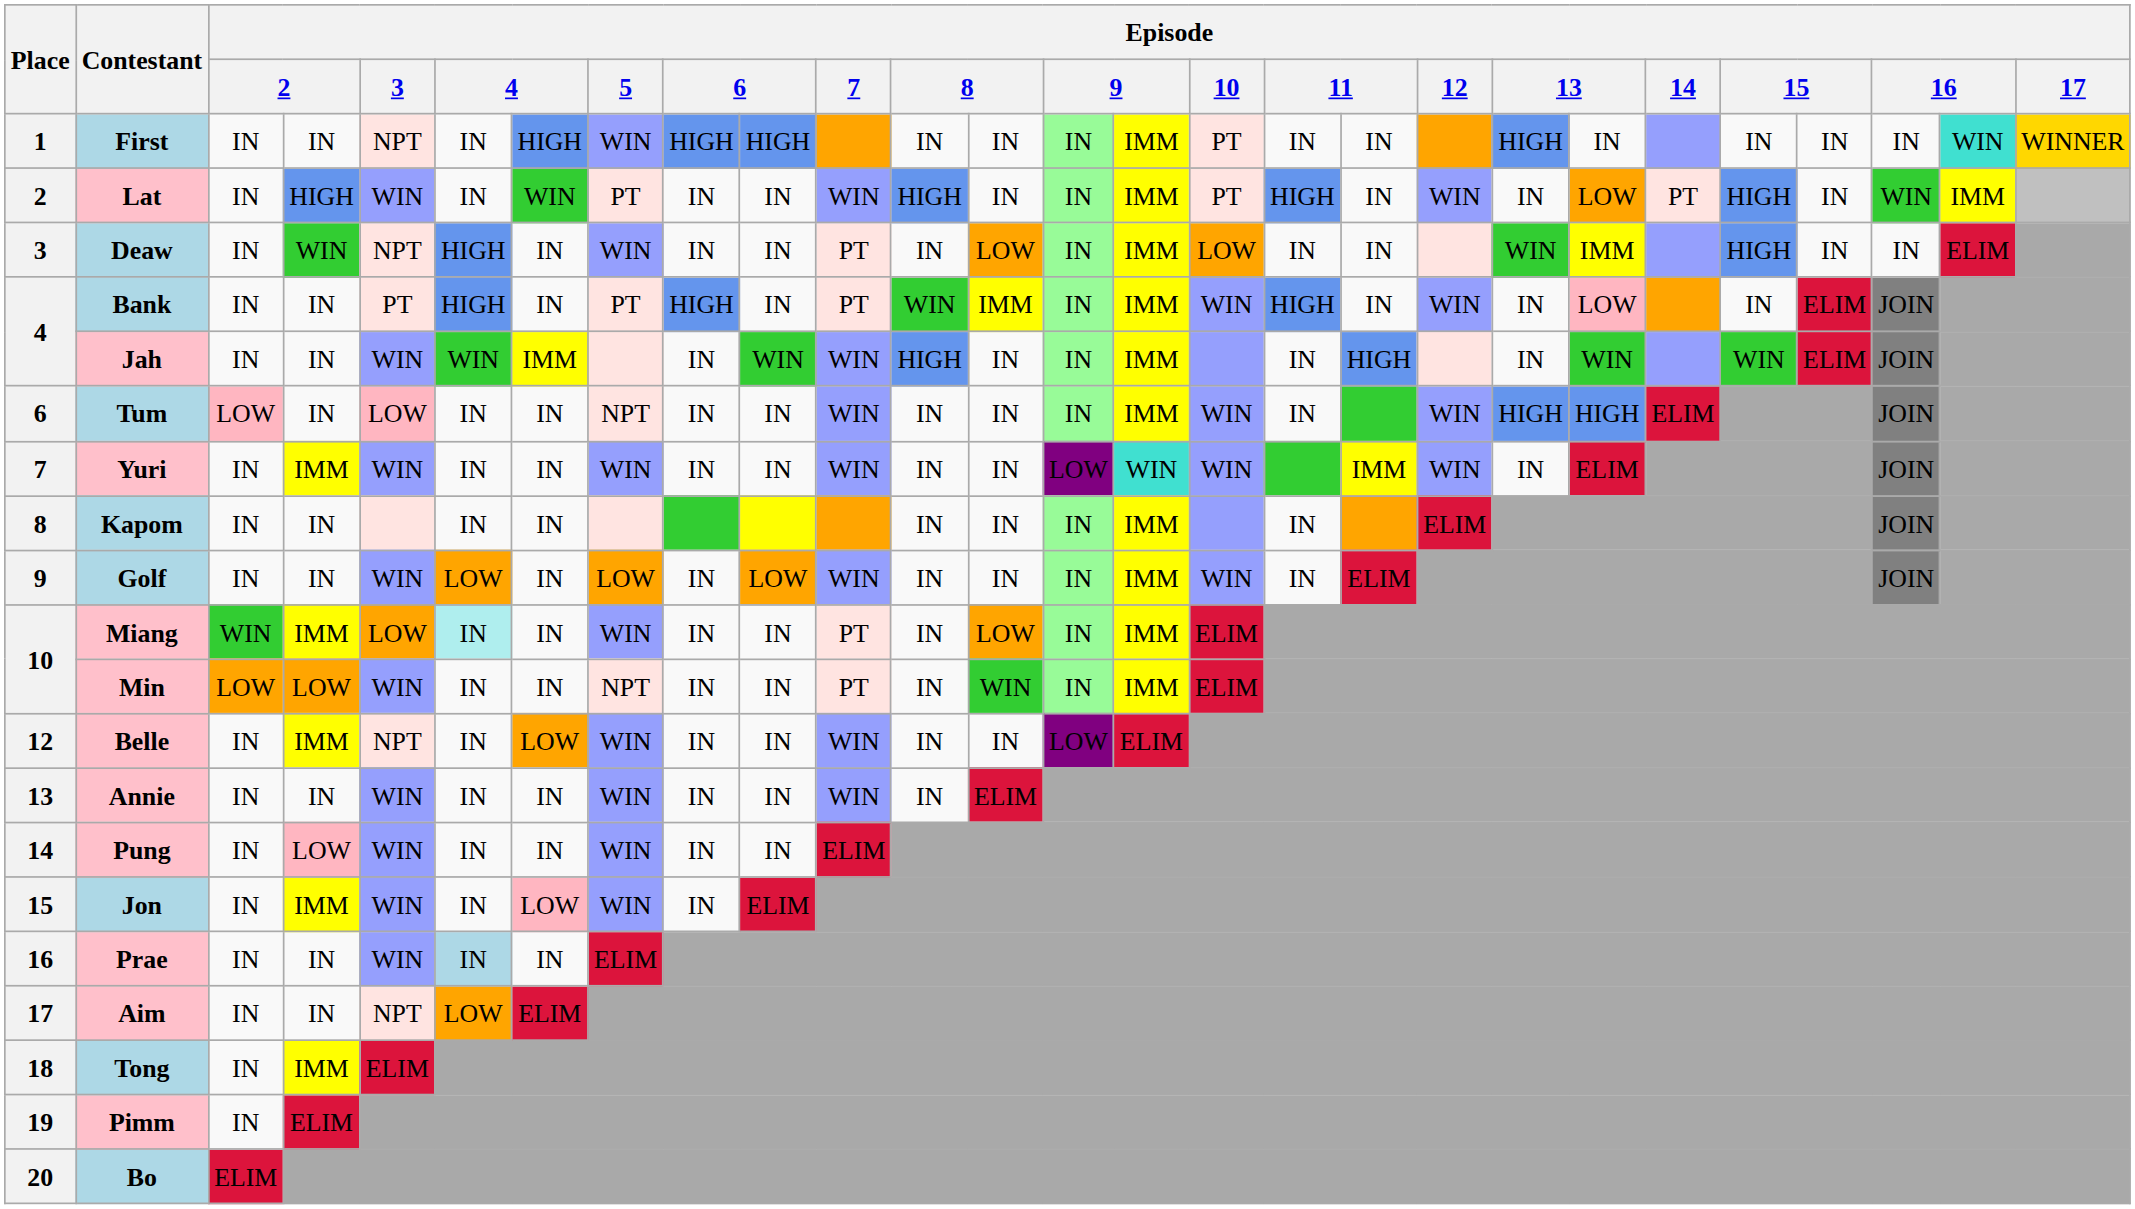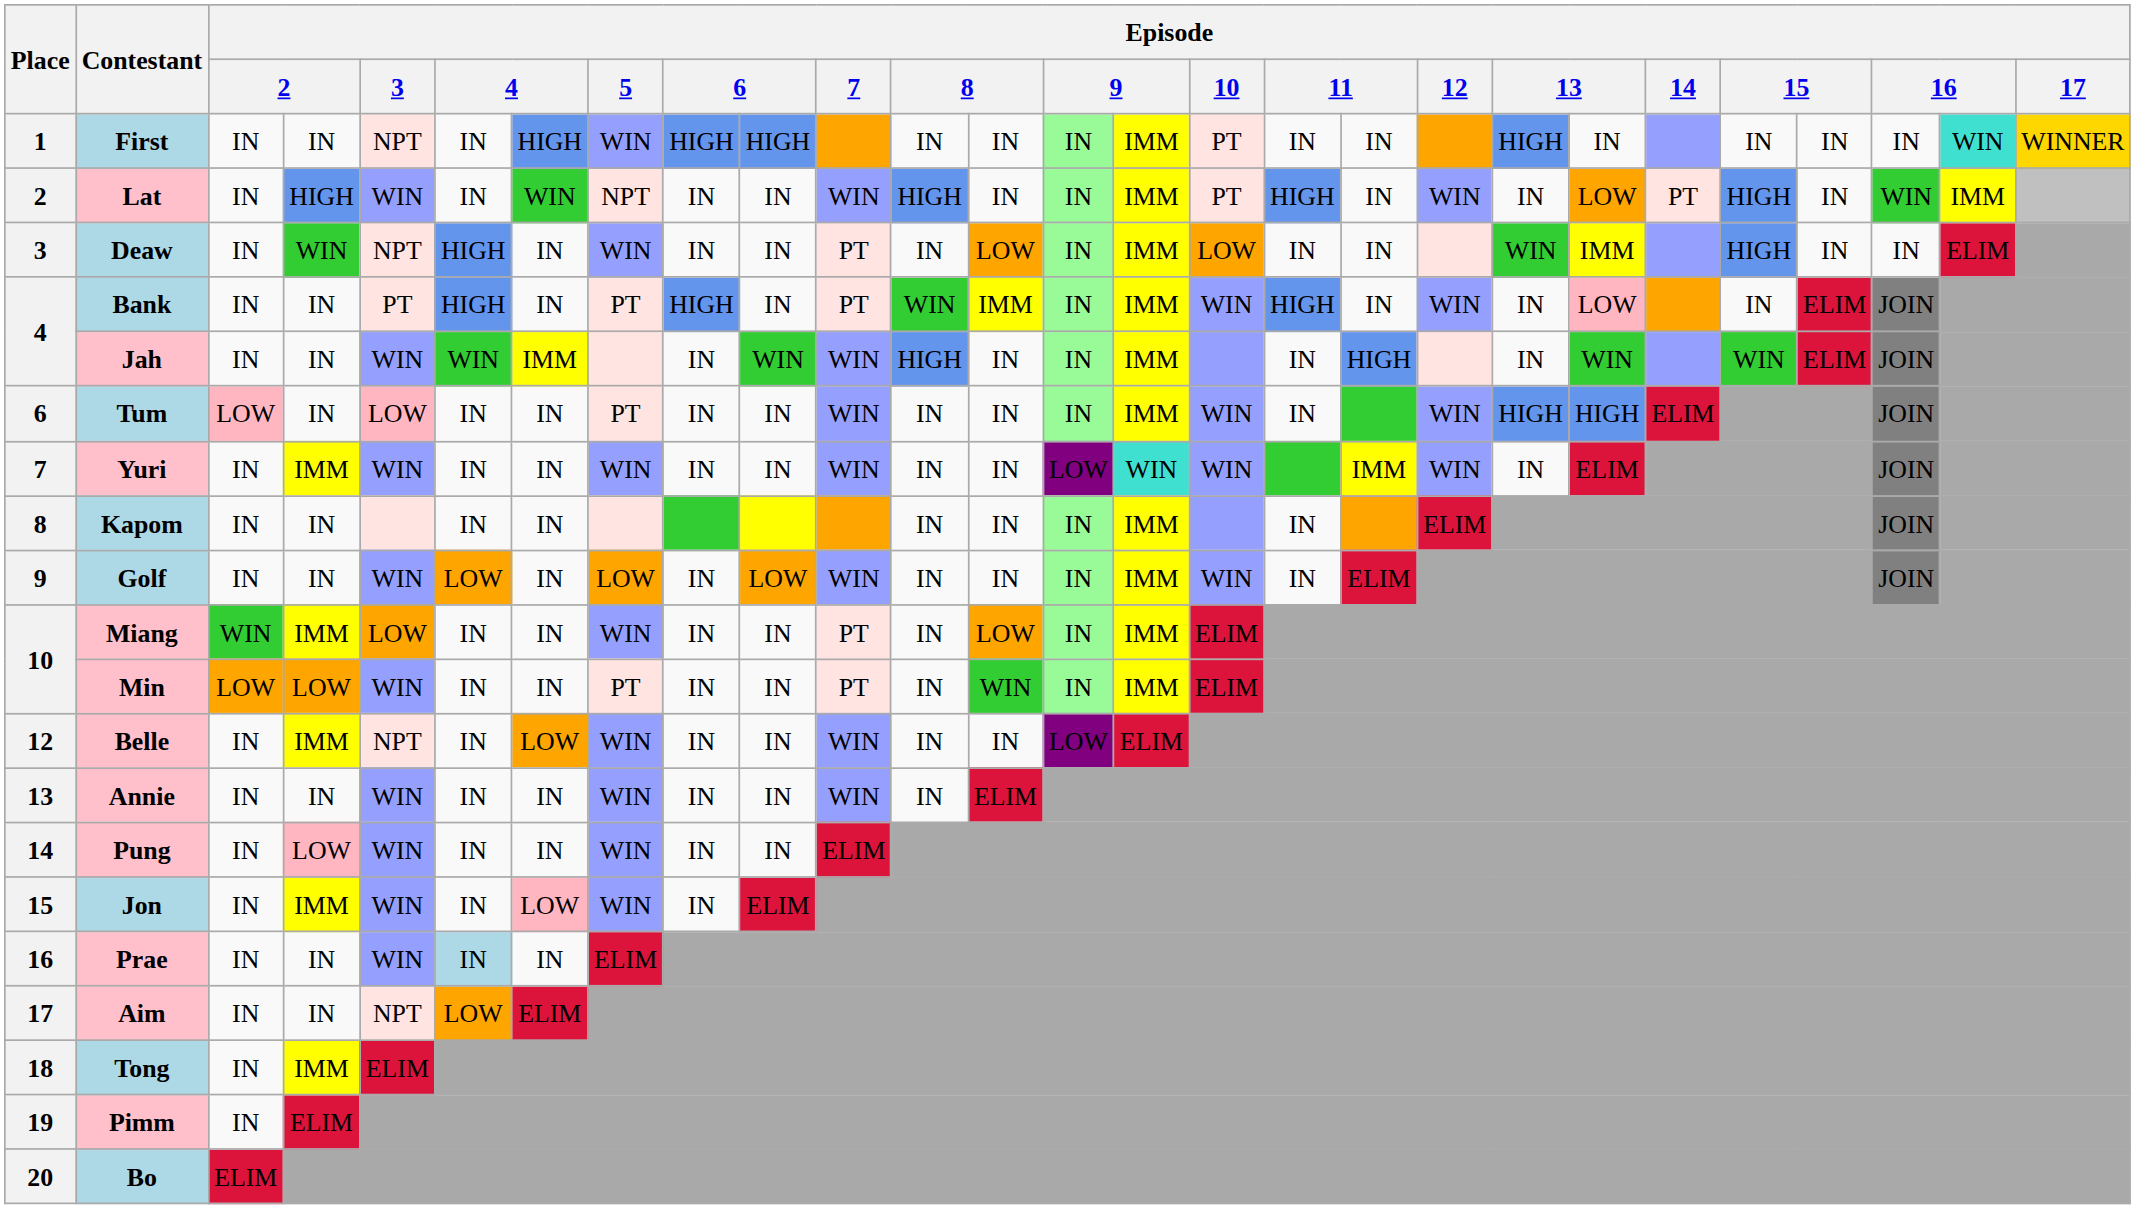(626, 196) PT -> (626, 196) NPT
(626, 414) NPT -> (626, 414) PT
(473, 632) paleturquoise background -> (473, 632) no background
(626, 686) NPT -> (626, 686) PT
